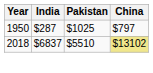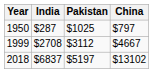+ row: (18, 44)
(80, 44) $5510 -> (80, 60) $5197
(129, 44) khaki background -> (129, 60) no background
